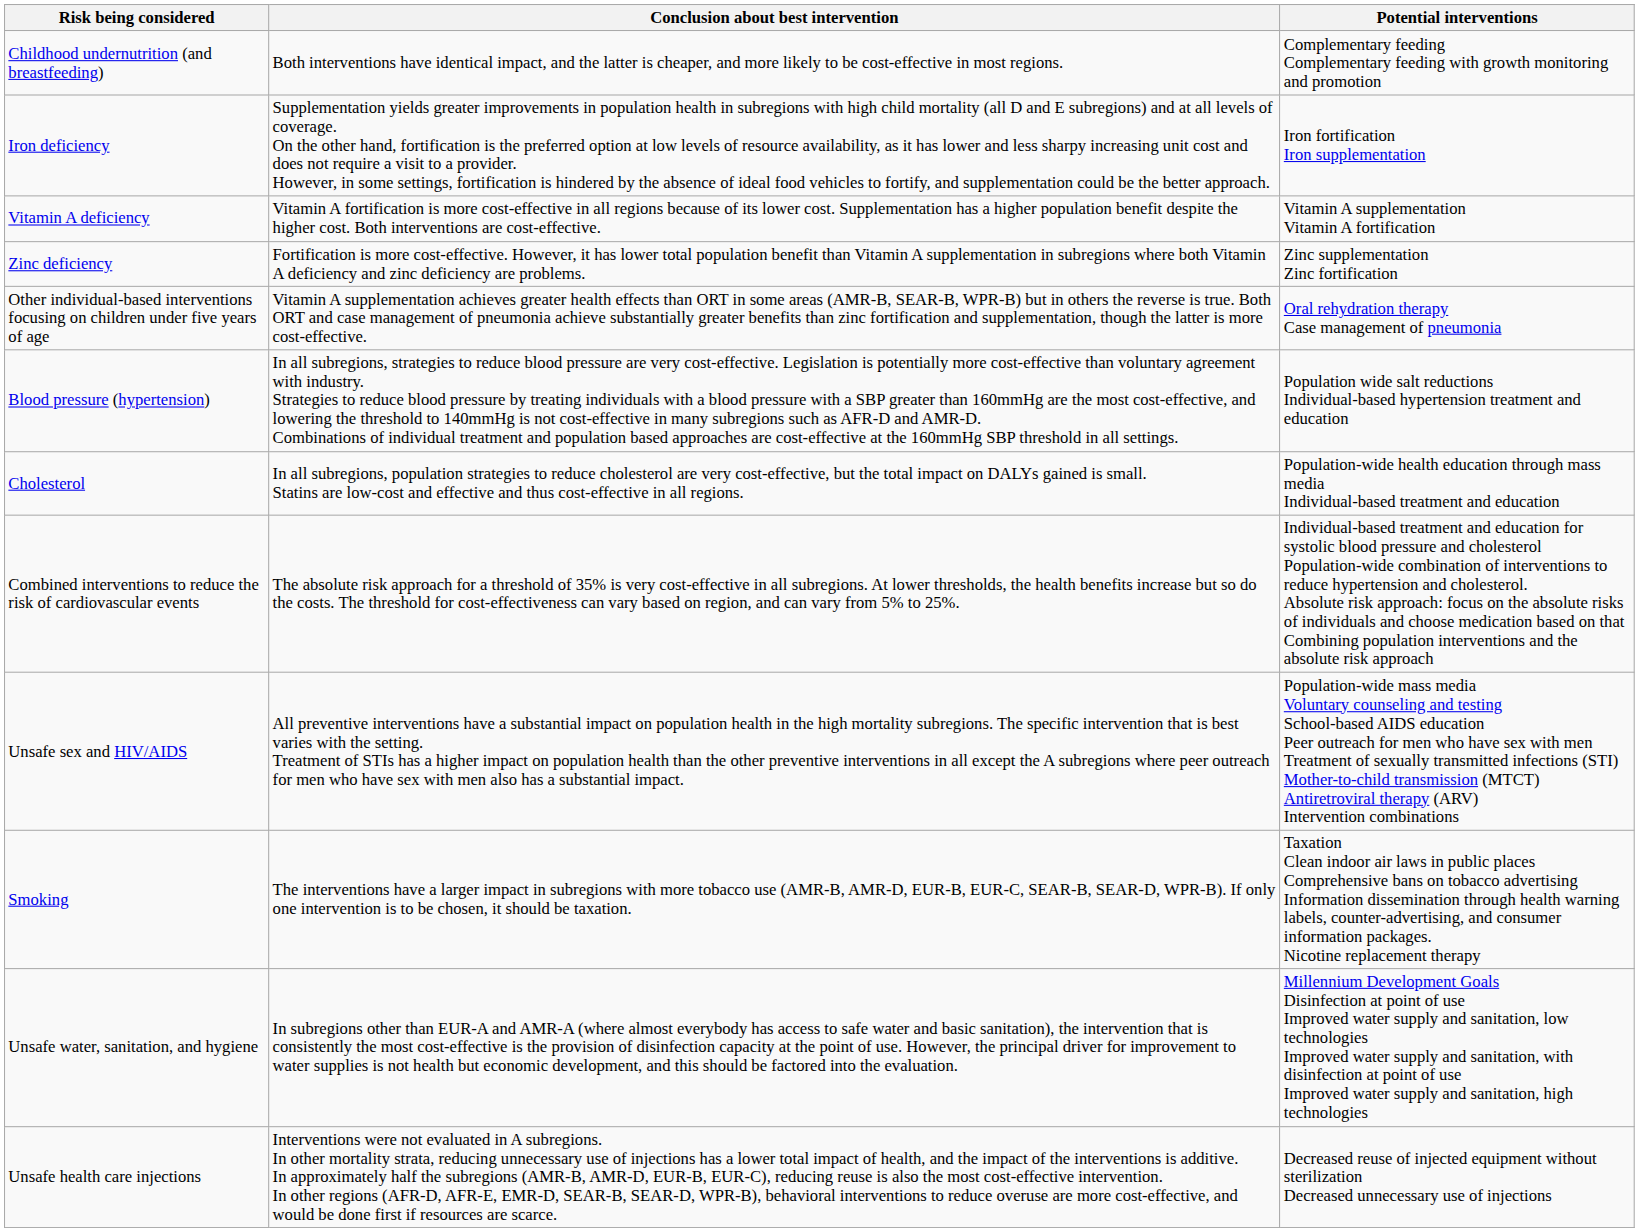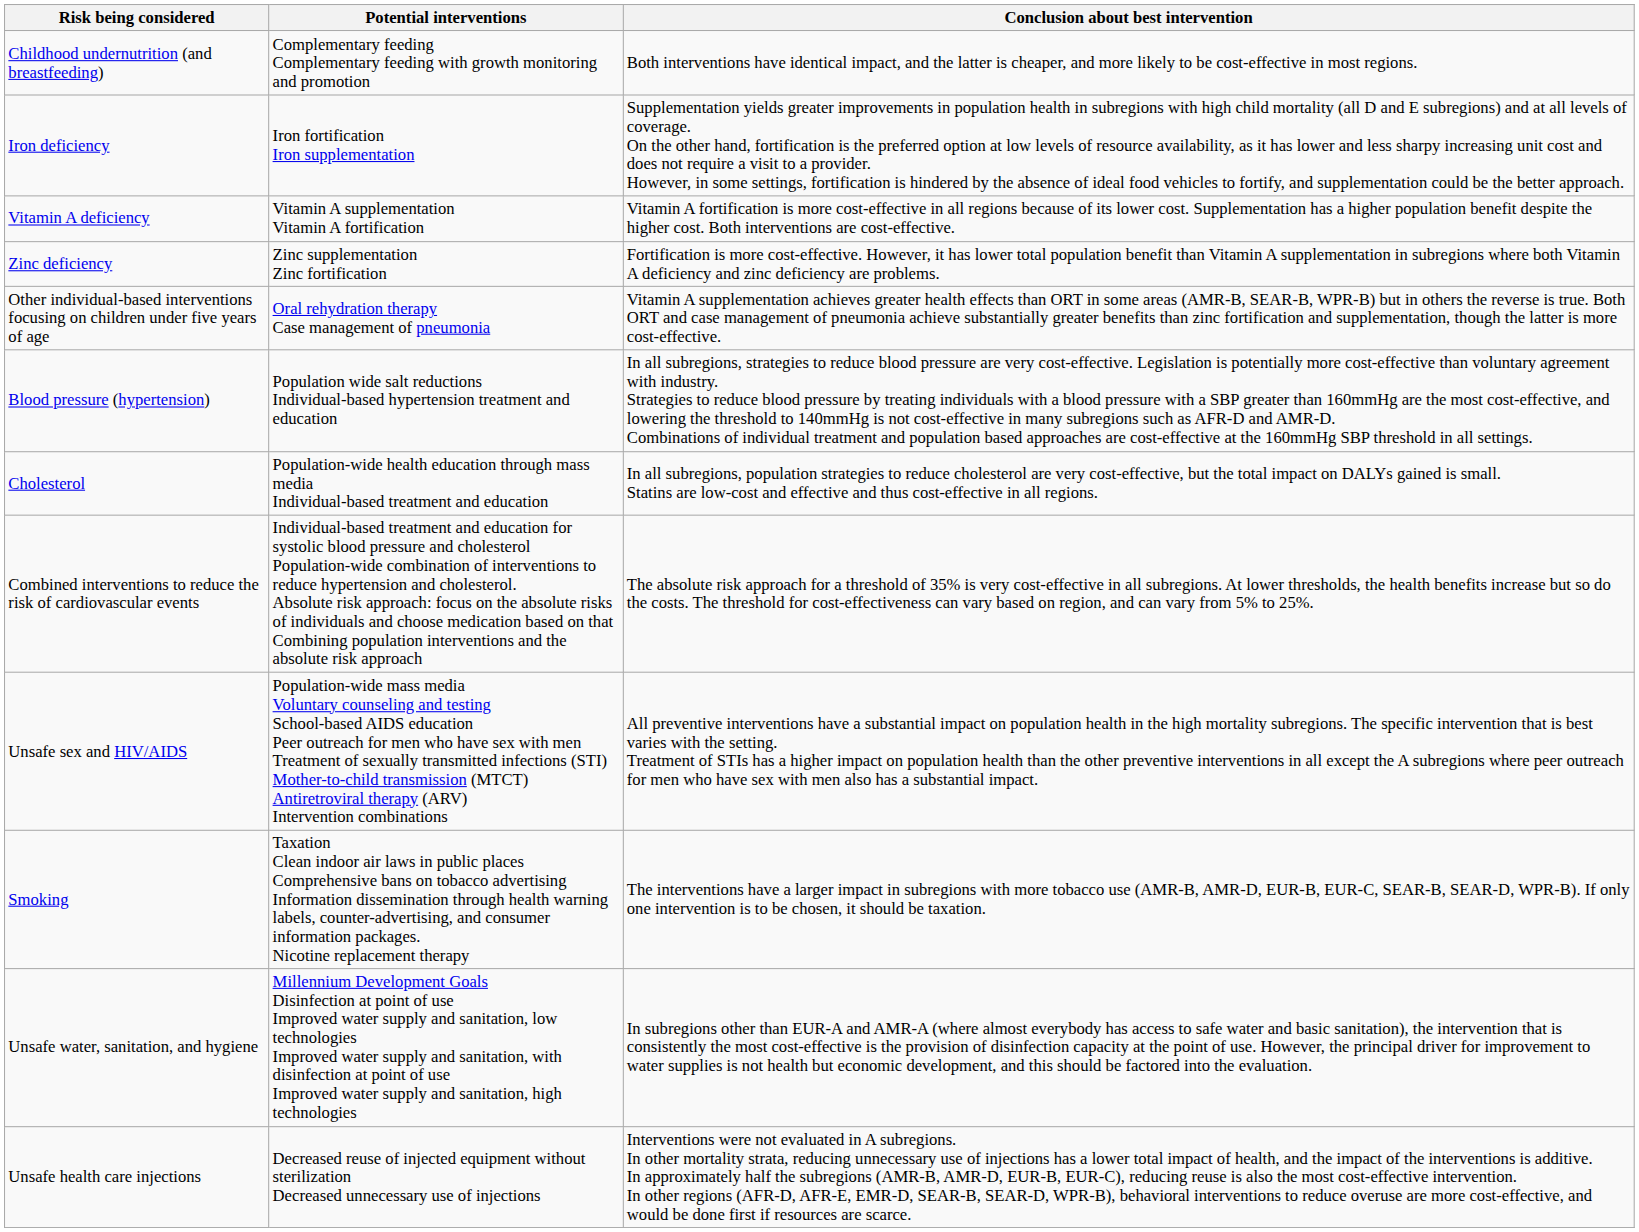columns swapped: (1457, 17) <-> (774, 17)
